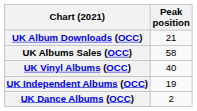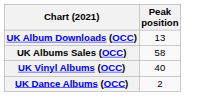(171, 38) 21 -> (160, 38) 13
- row: (77, 83)
